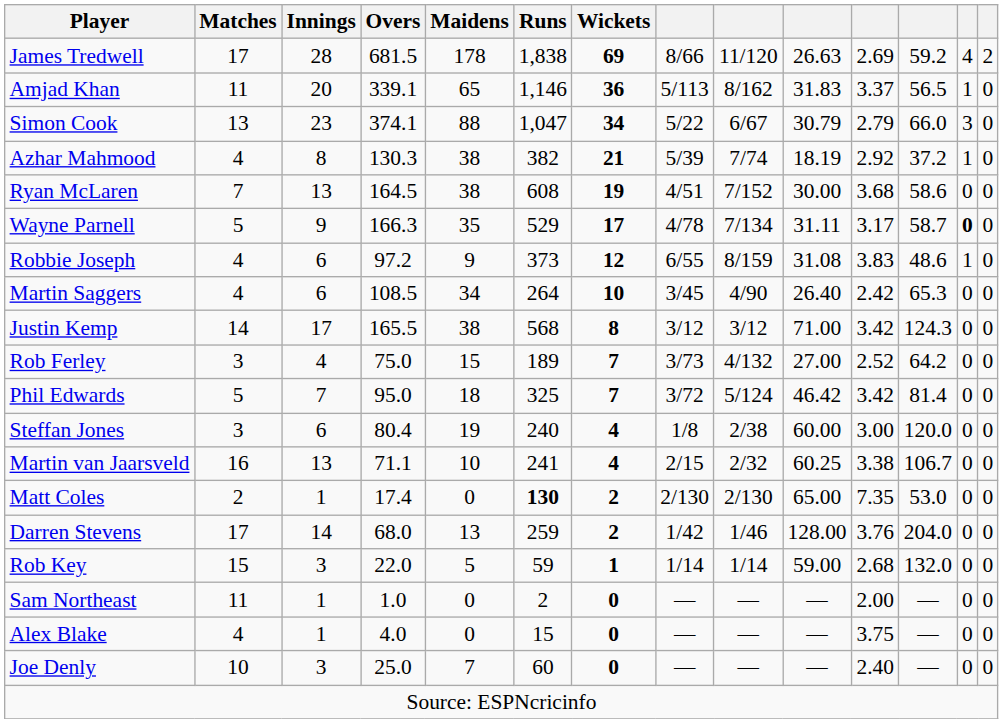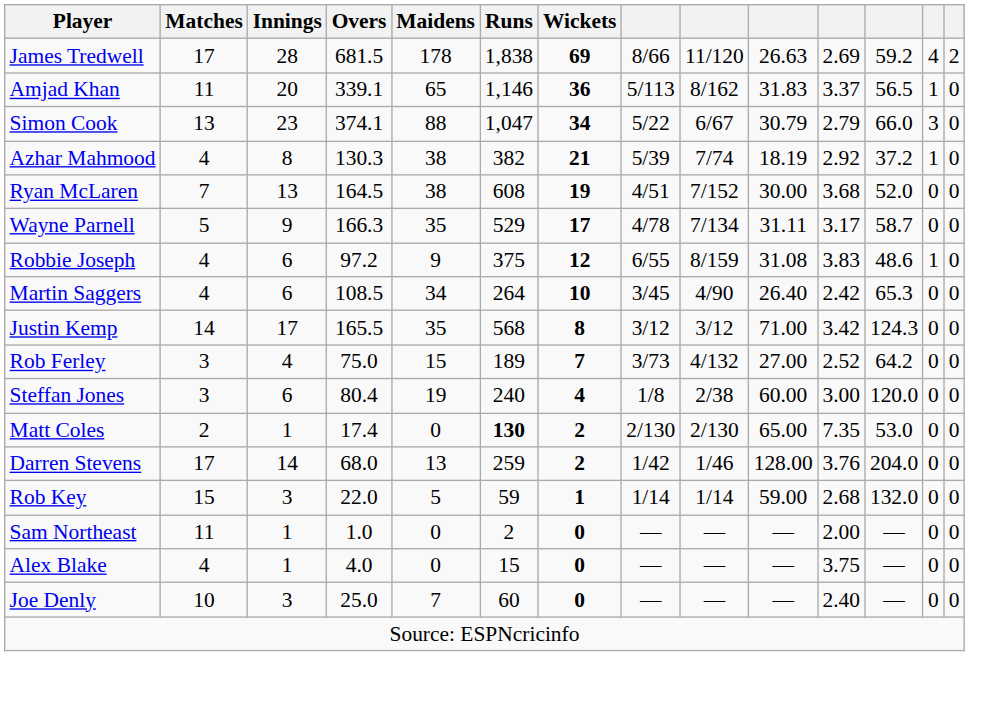(928, 191) 58.6 -> (894, 191) 52.0
(967, 225) bold -> (933, 225) normal
(543, 259) 373 -> (509, 259) 375
(470, 327) 38 -> (436, 327) 35
- row: (67, 395)
- row: (100, 463)
